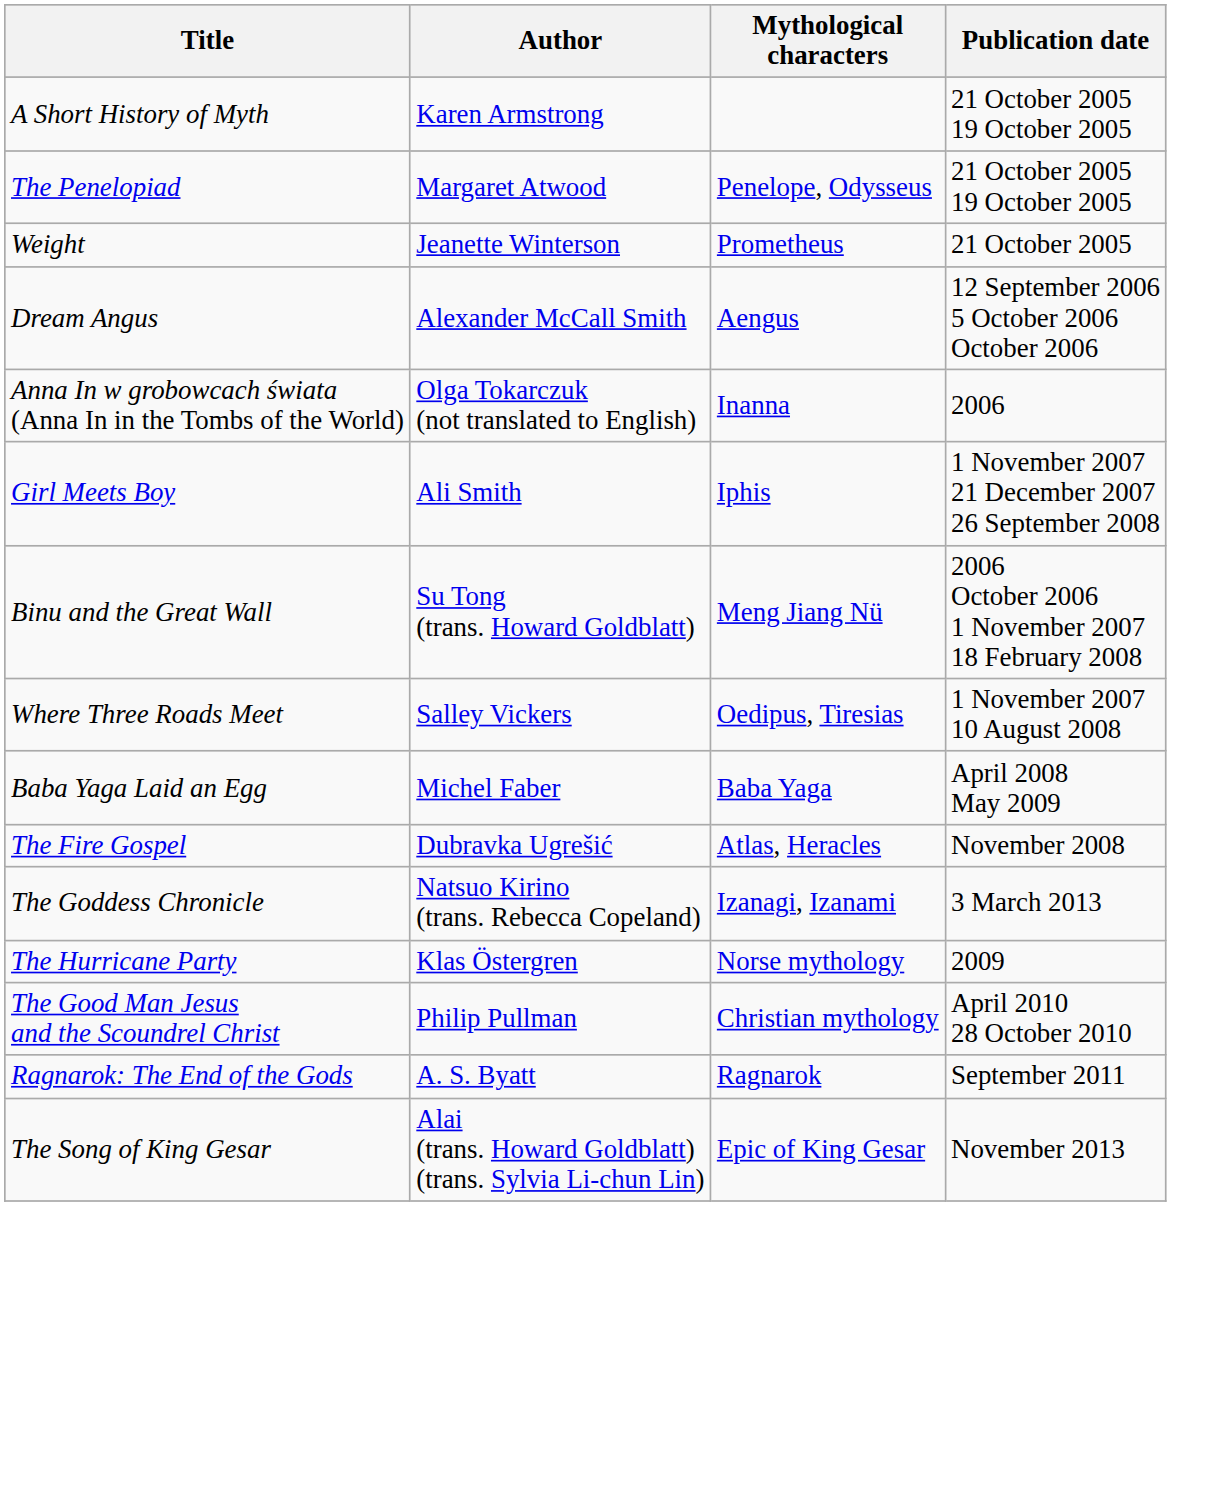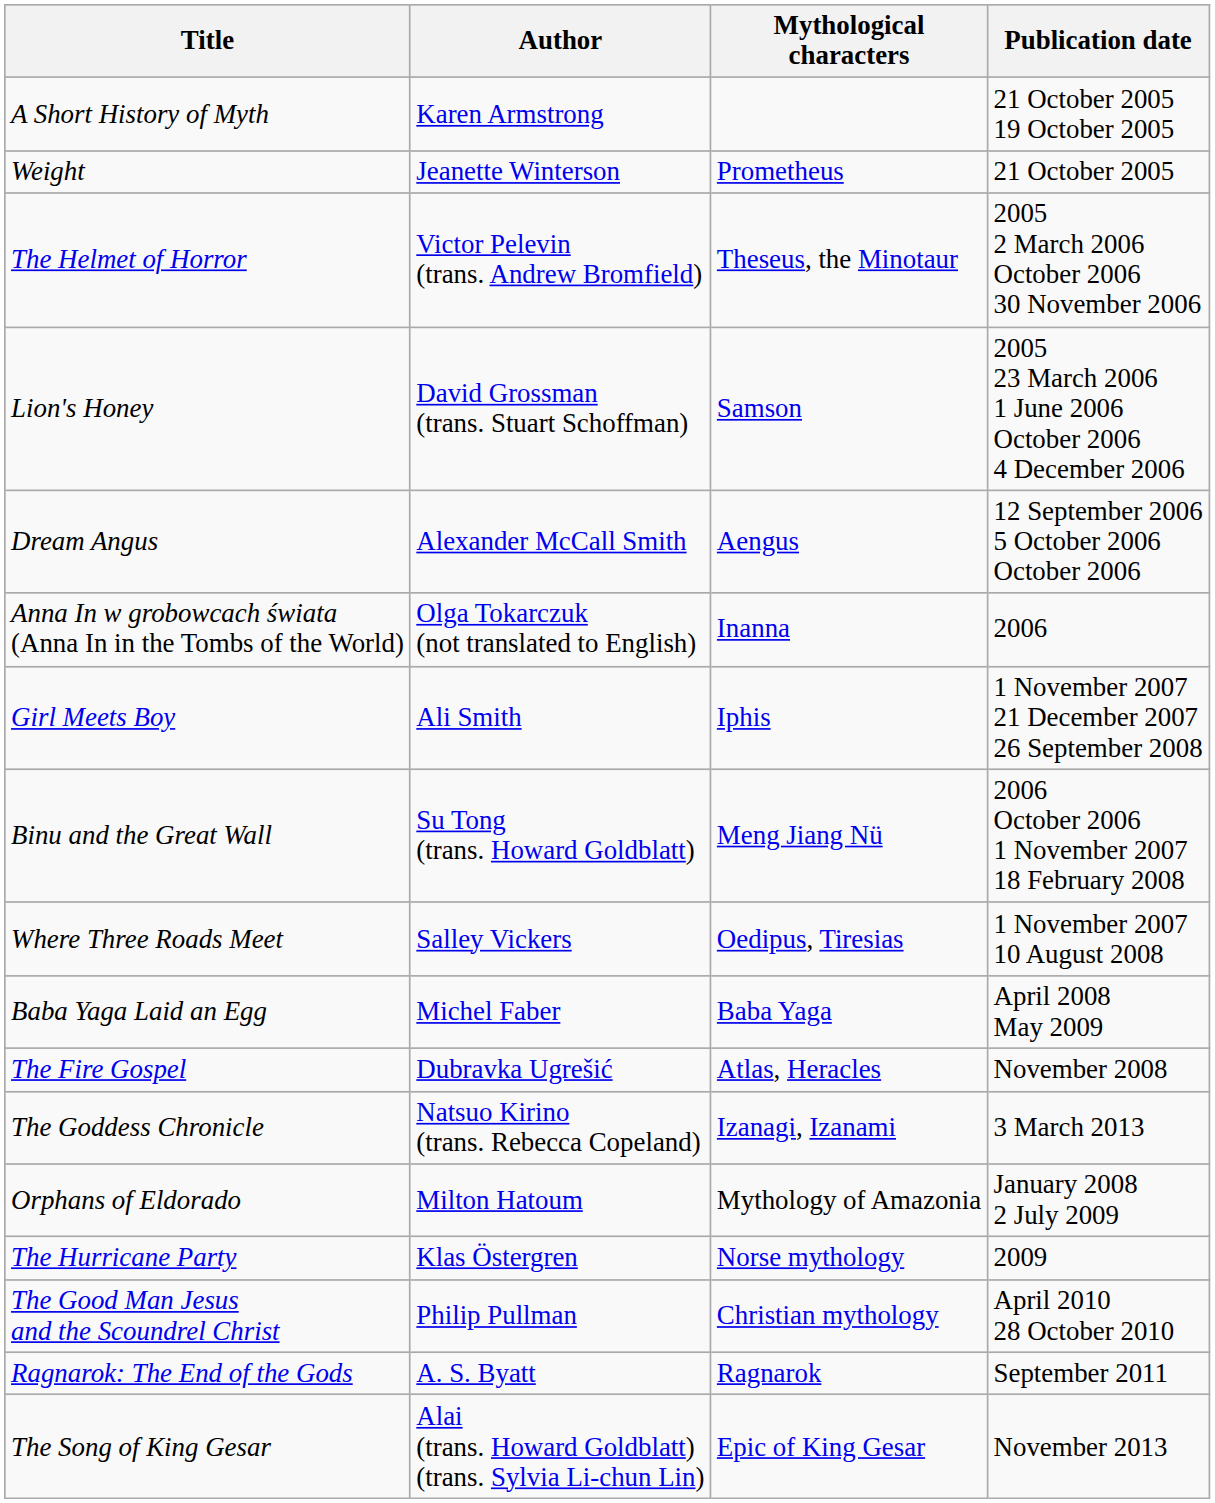- row: (96, 186)
+ row: (129, 259)
+ row: (82, 408)
+ row: (126, 1199)
